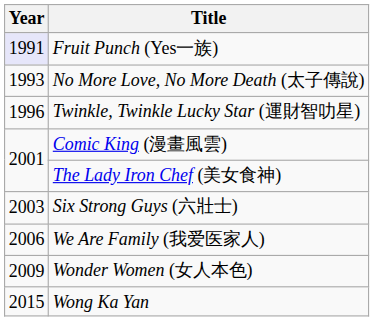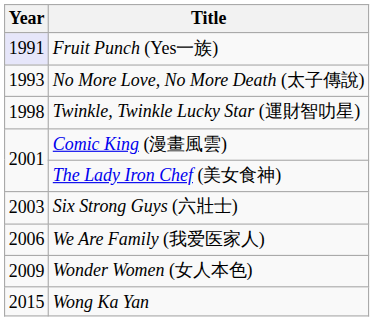(27, 112) 1996 -> (27, 112) 1998
